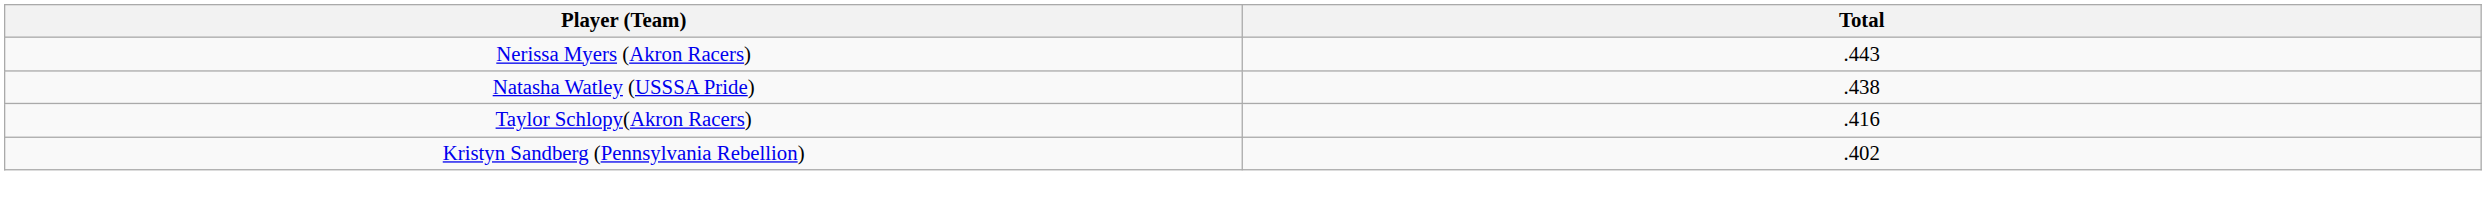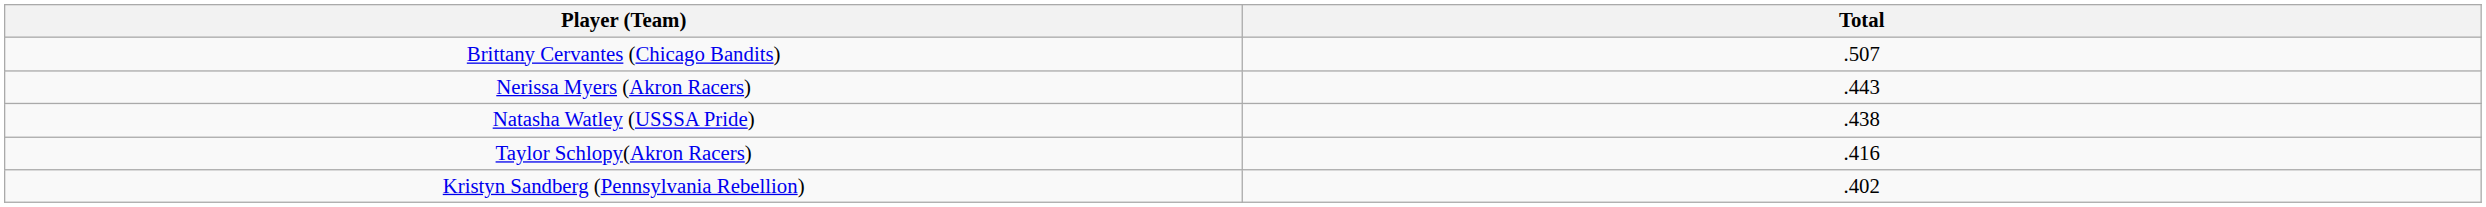+ row: (624, 53)
